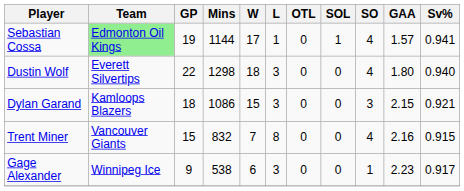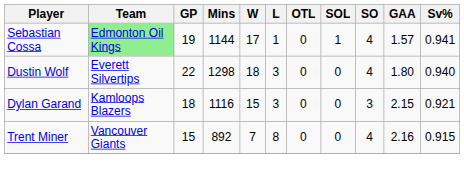(222, 104) 1086 -> (221, 104) 1116
(222, 137) 832 -> (221, 137) 892
- row: (34, 169)
